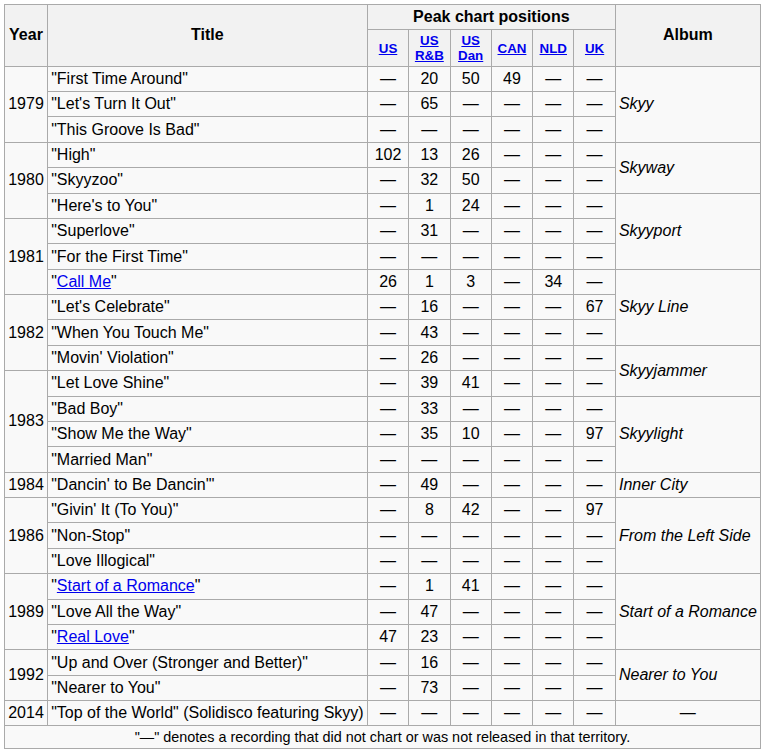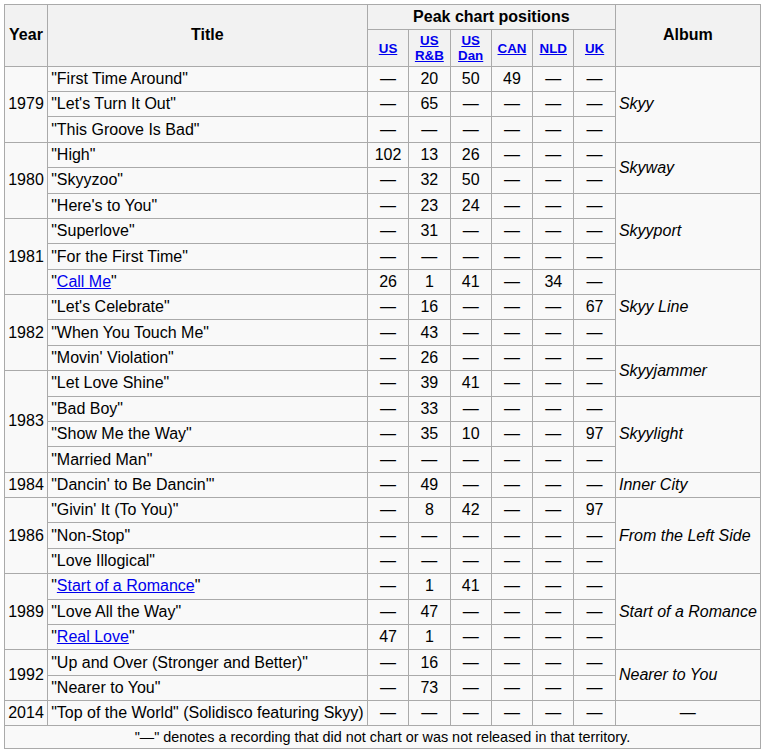(429, 205) 1 -> (429, 205) 23
(471, 281) 3 -> (471, 281) 41
(429, 637) 23 -> (429, 637) 1
